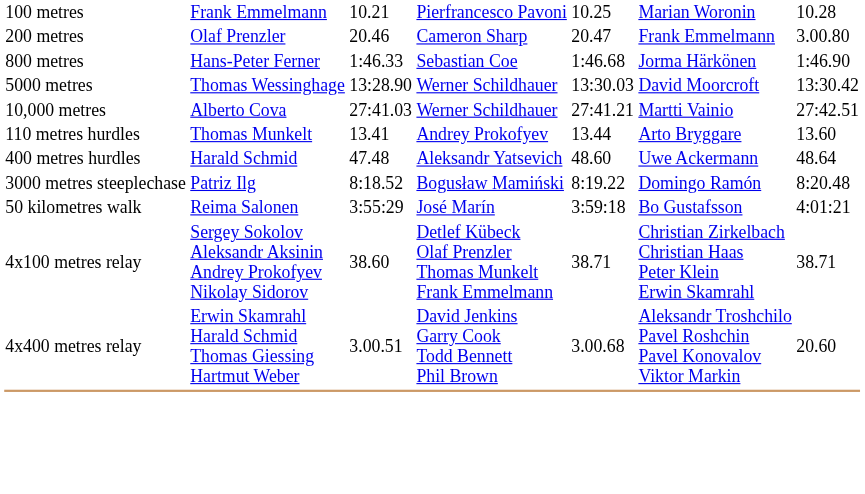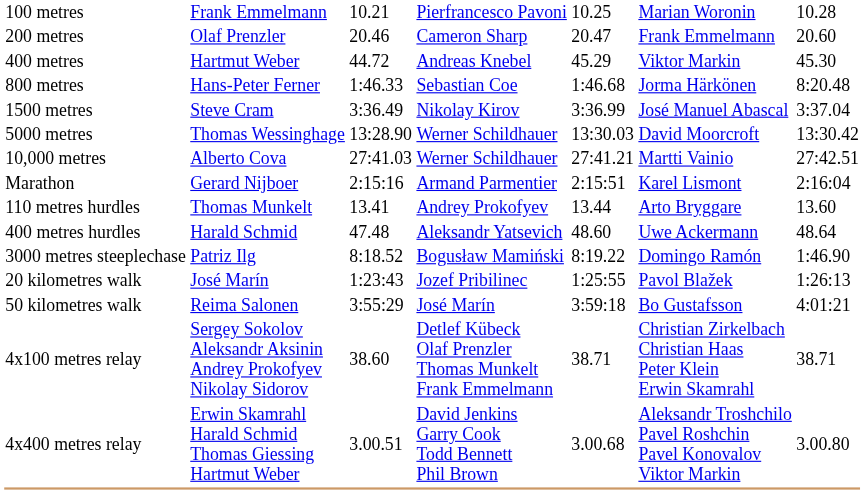(823, 36) 3.00.80 -> (816, 36) 20.60
+ row: (45, 61)
(823, 61) 1:46.90 -> (823, 85) 8:20.48
+ row: (49, 109)
+ row: (40, 183)
(823, 183) 8:20.48 -> (823, 256) 1:46.90
+ row: (73, 280)
(816, 346) 20.60 -> (823, 444) 3.00.80
